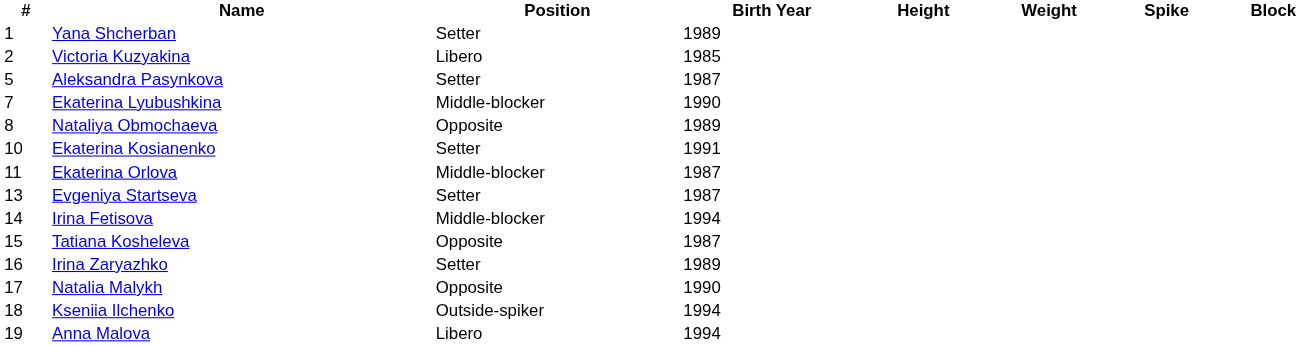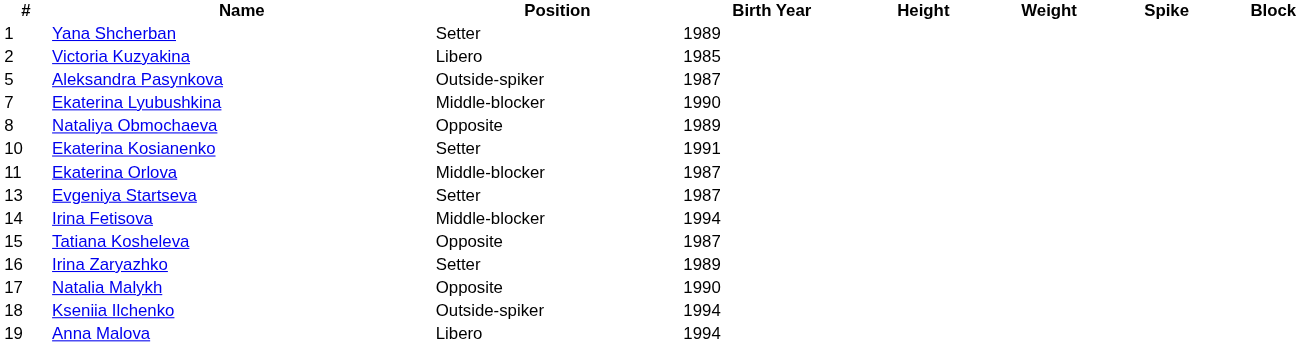(458, 79) Setter -> (490, 79) Outside-spiker
